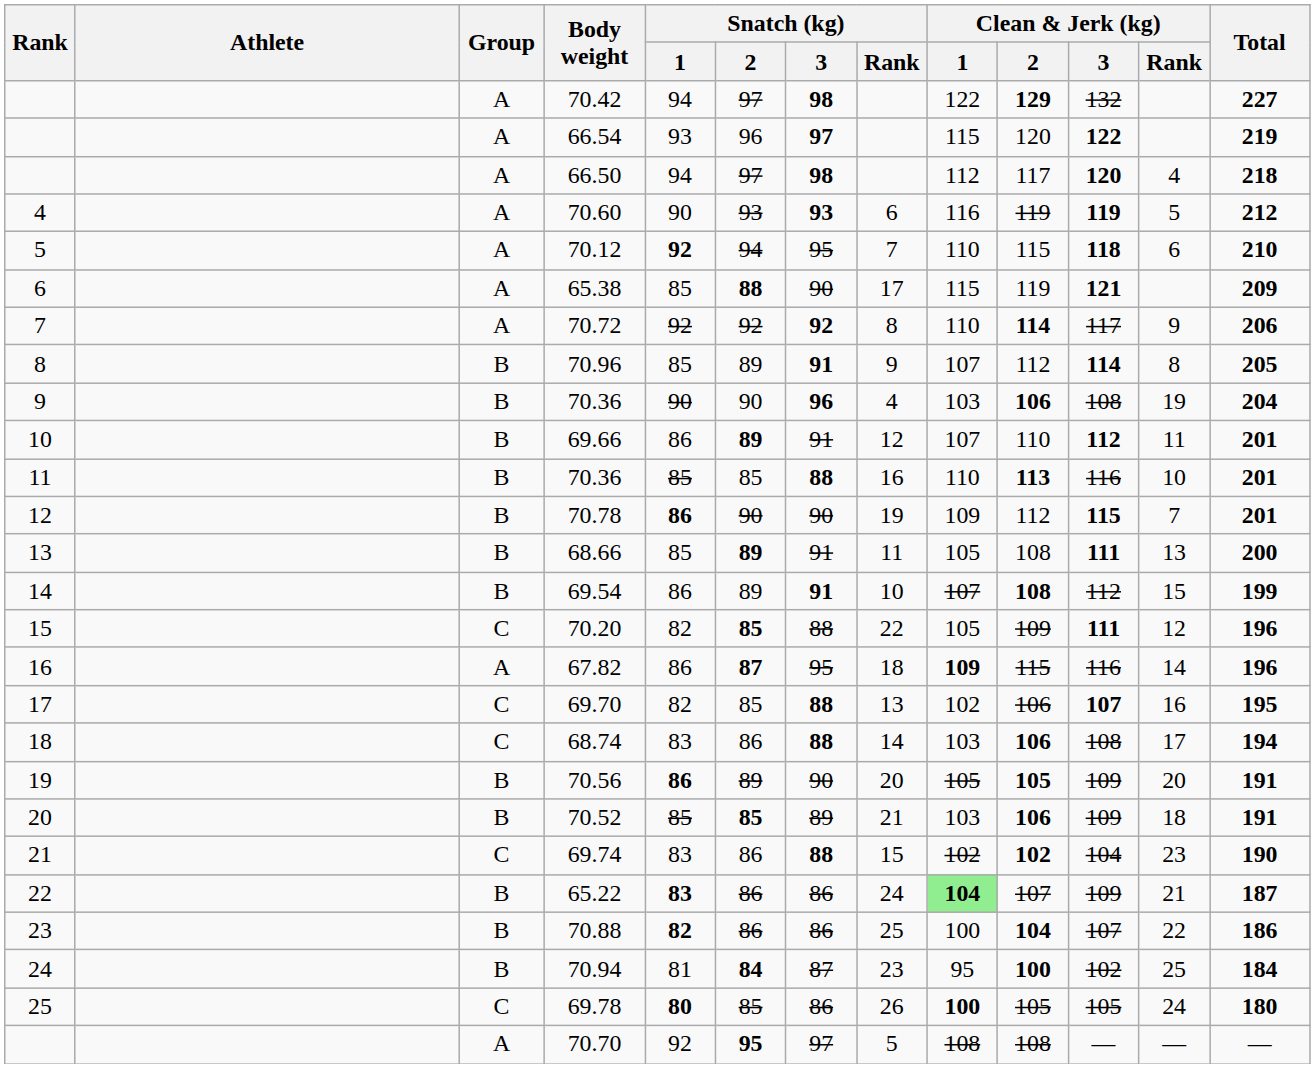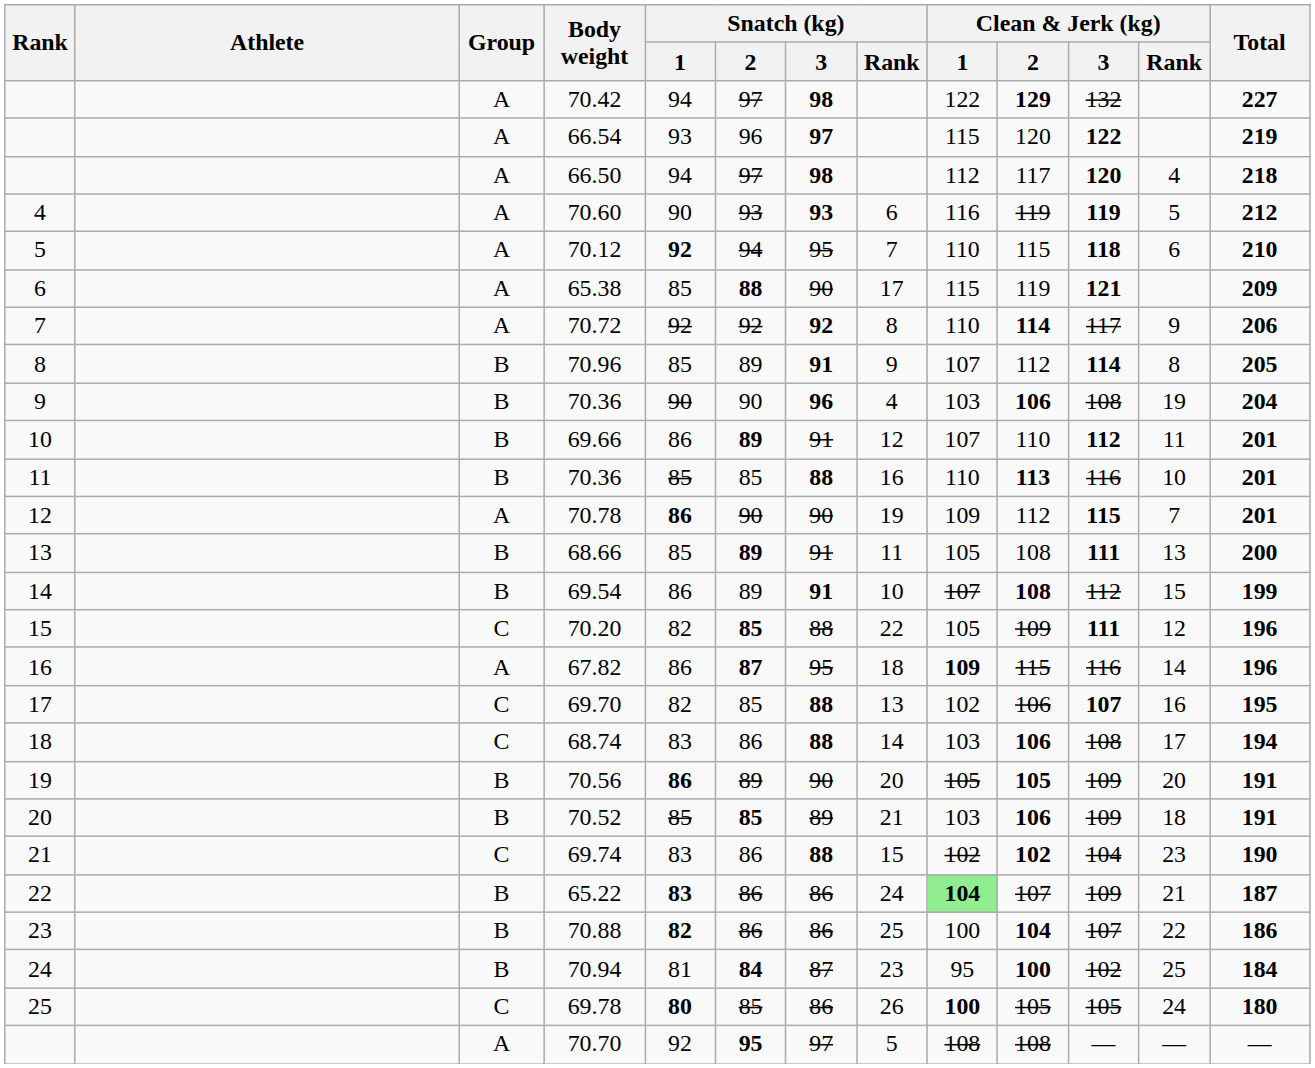(502, 514) B -> (502, 514) A
